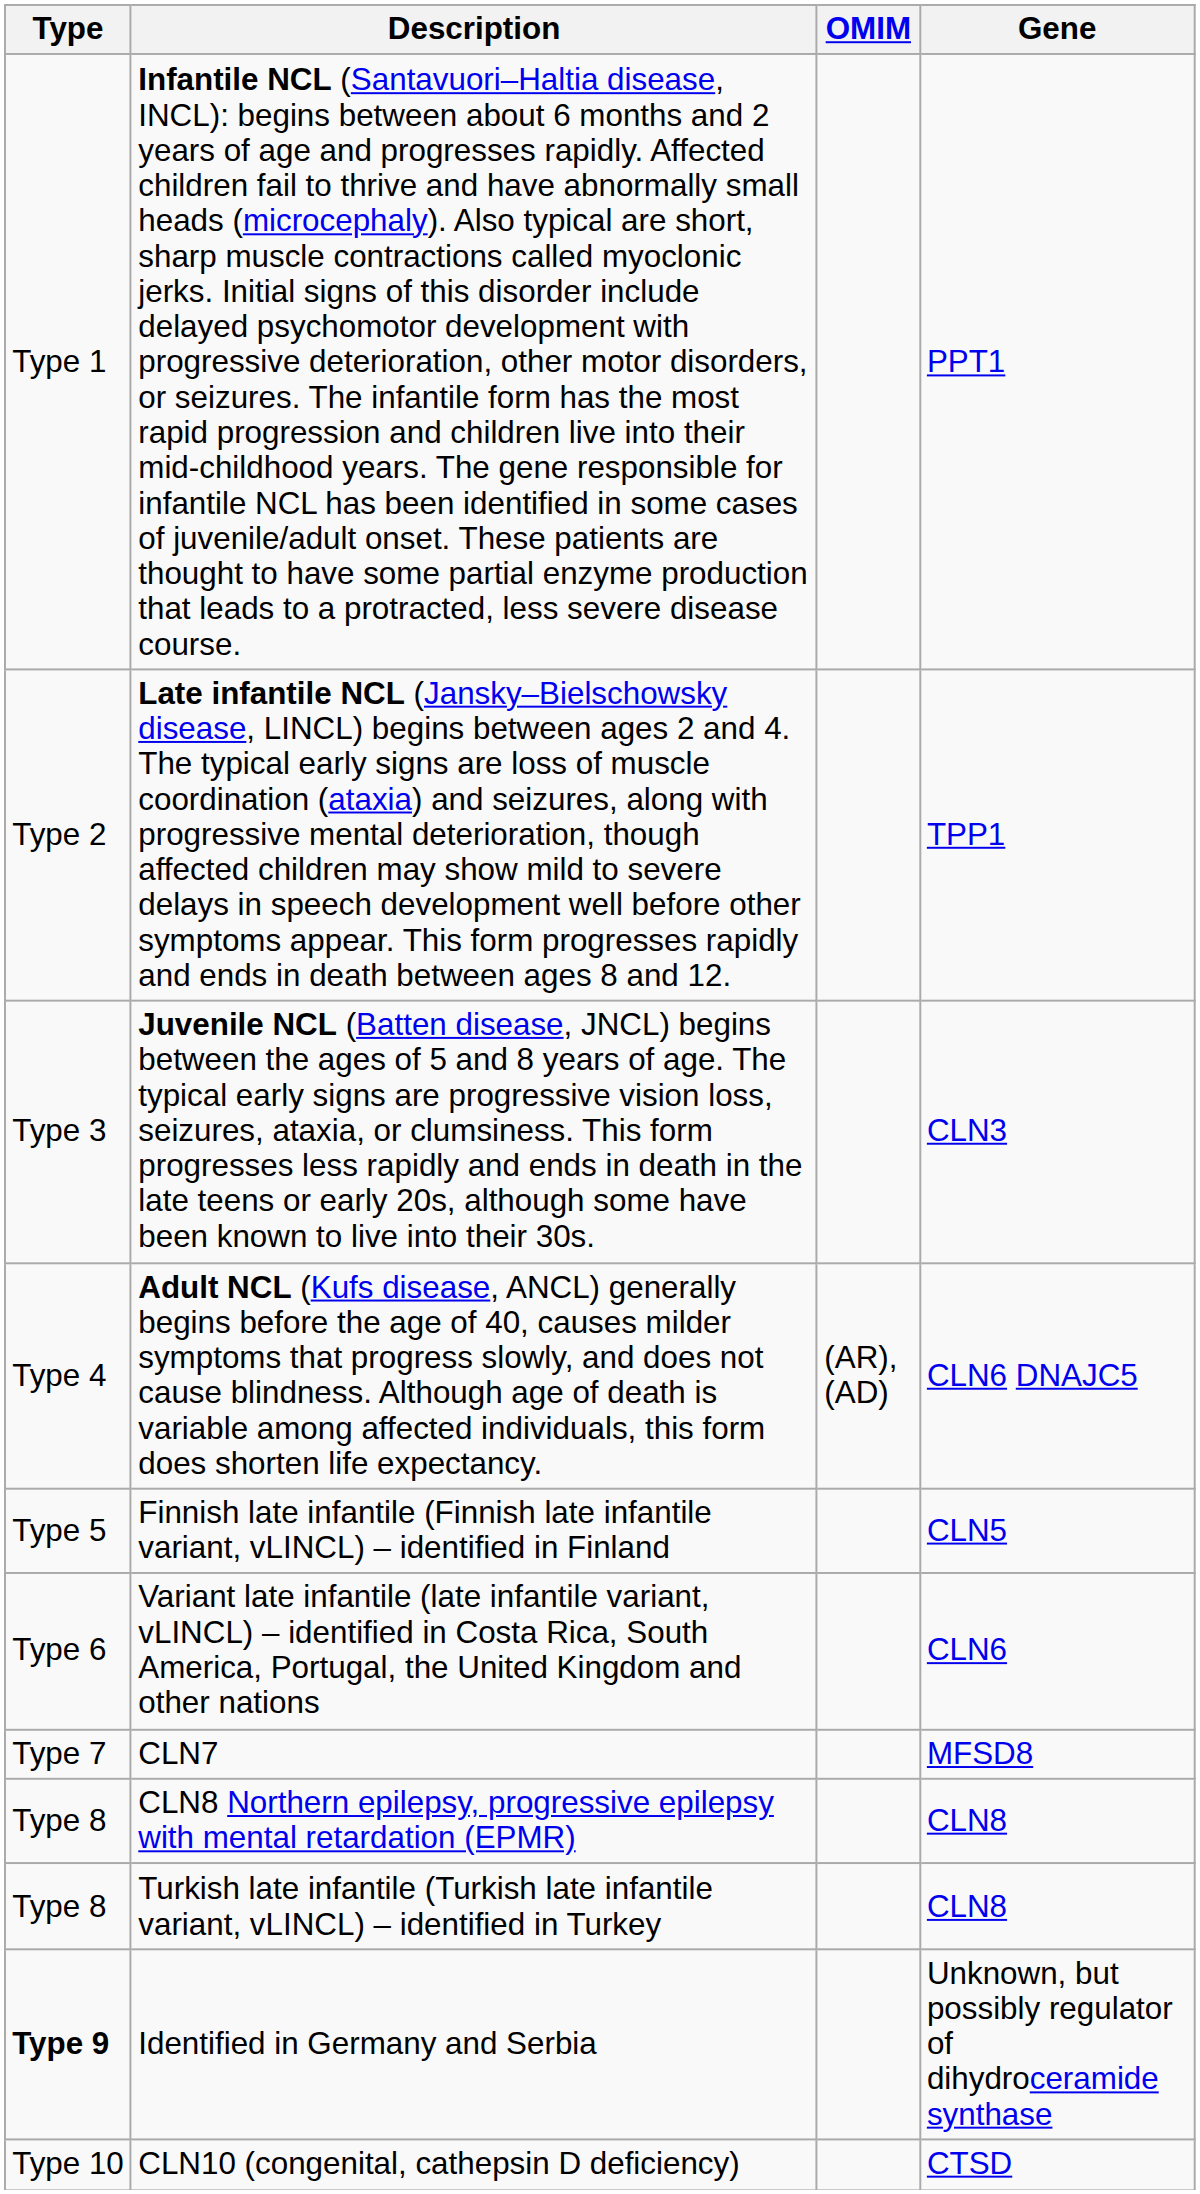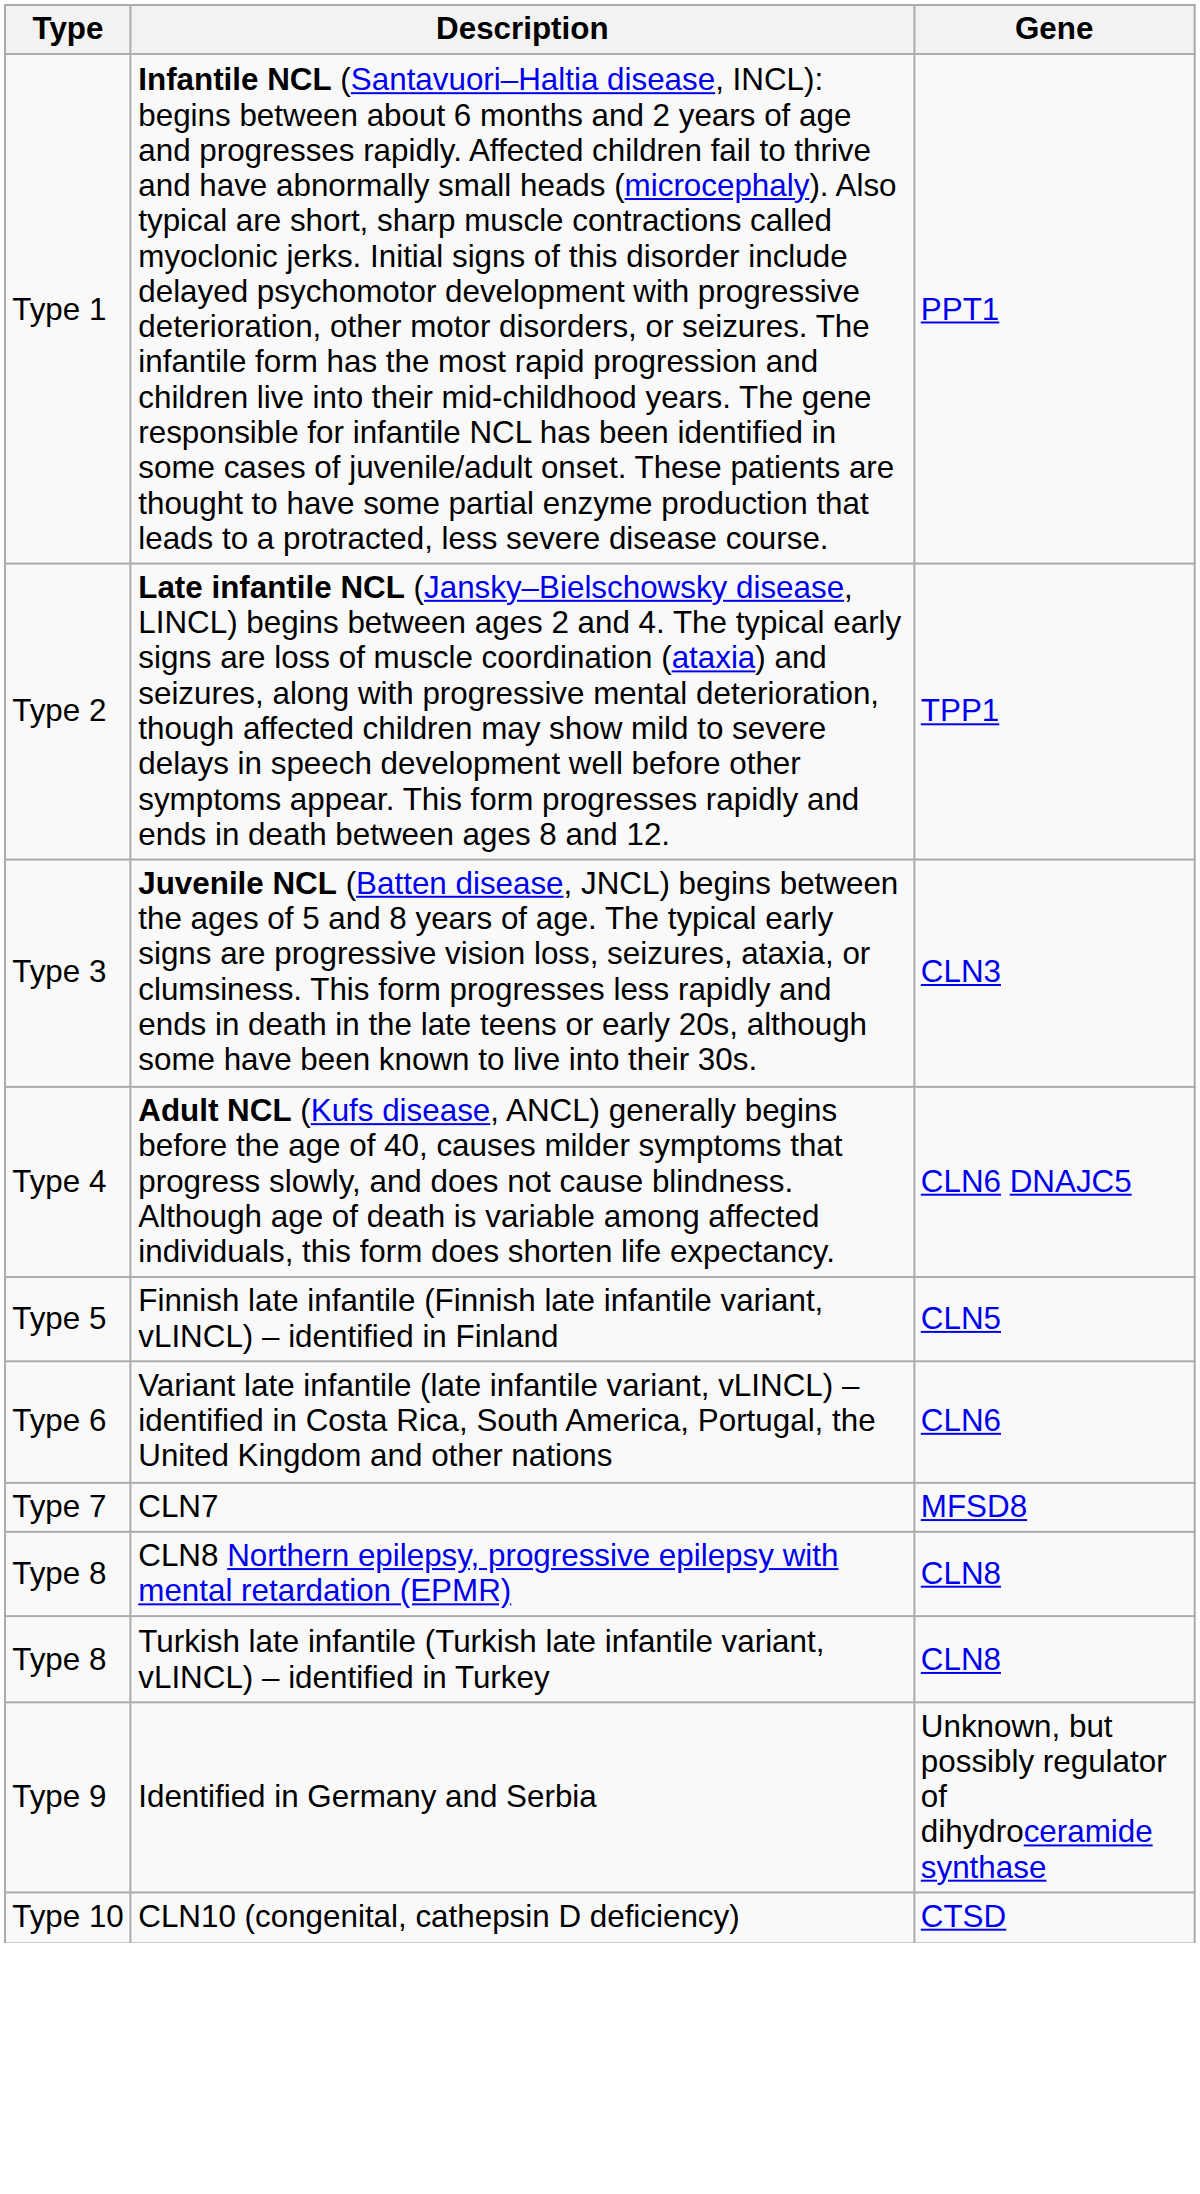- column: (868, 29)
(61, 2043) bold -> (59, 1796) normal
